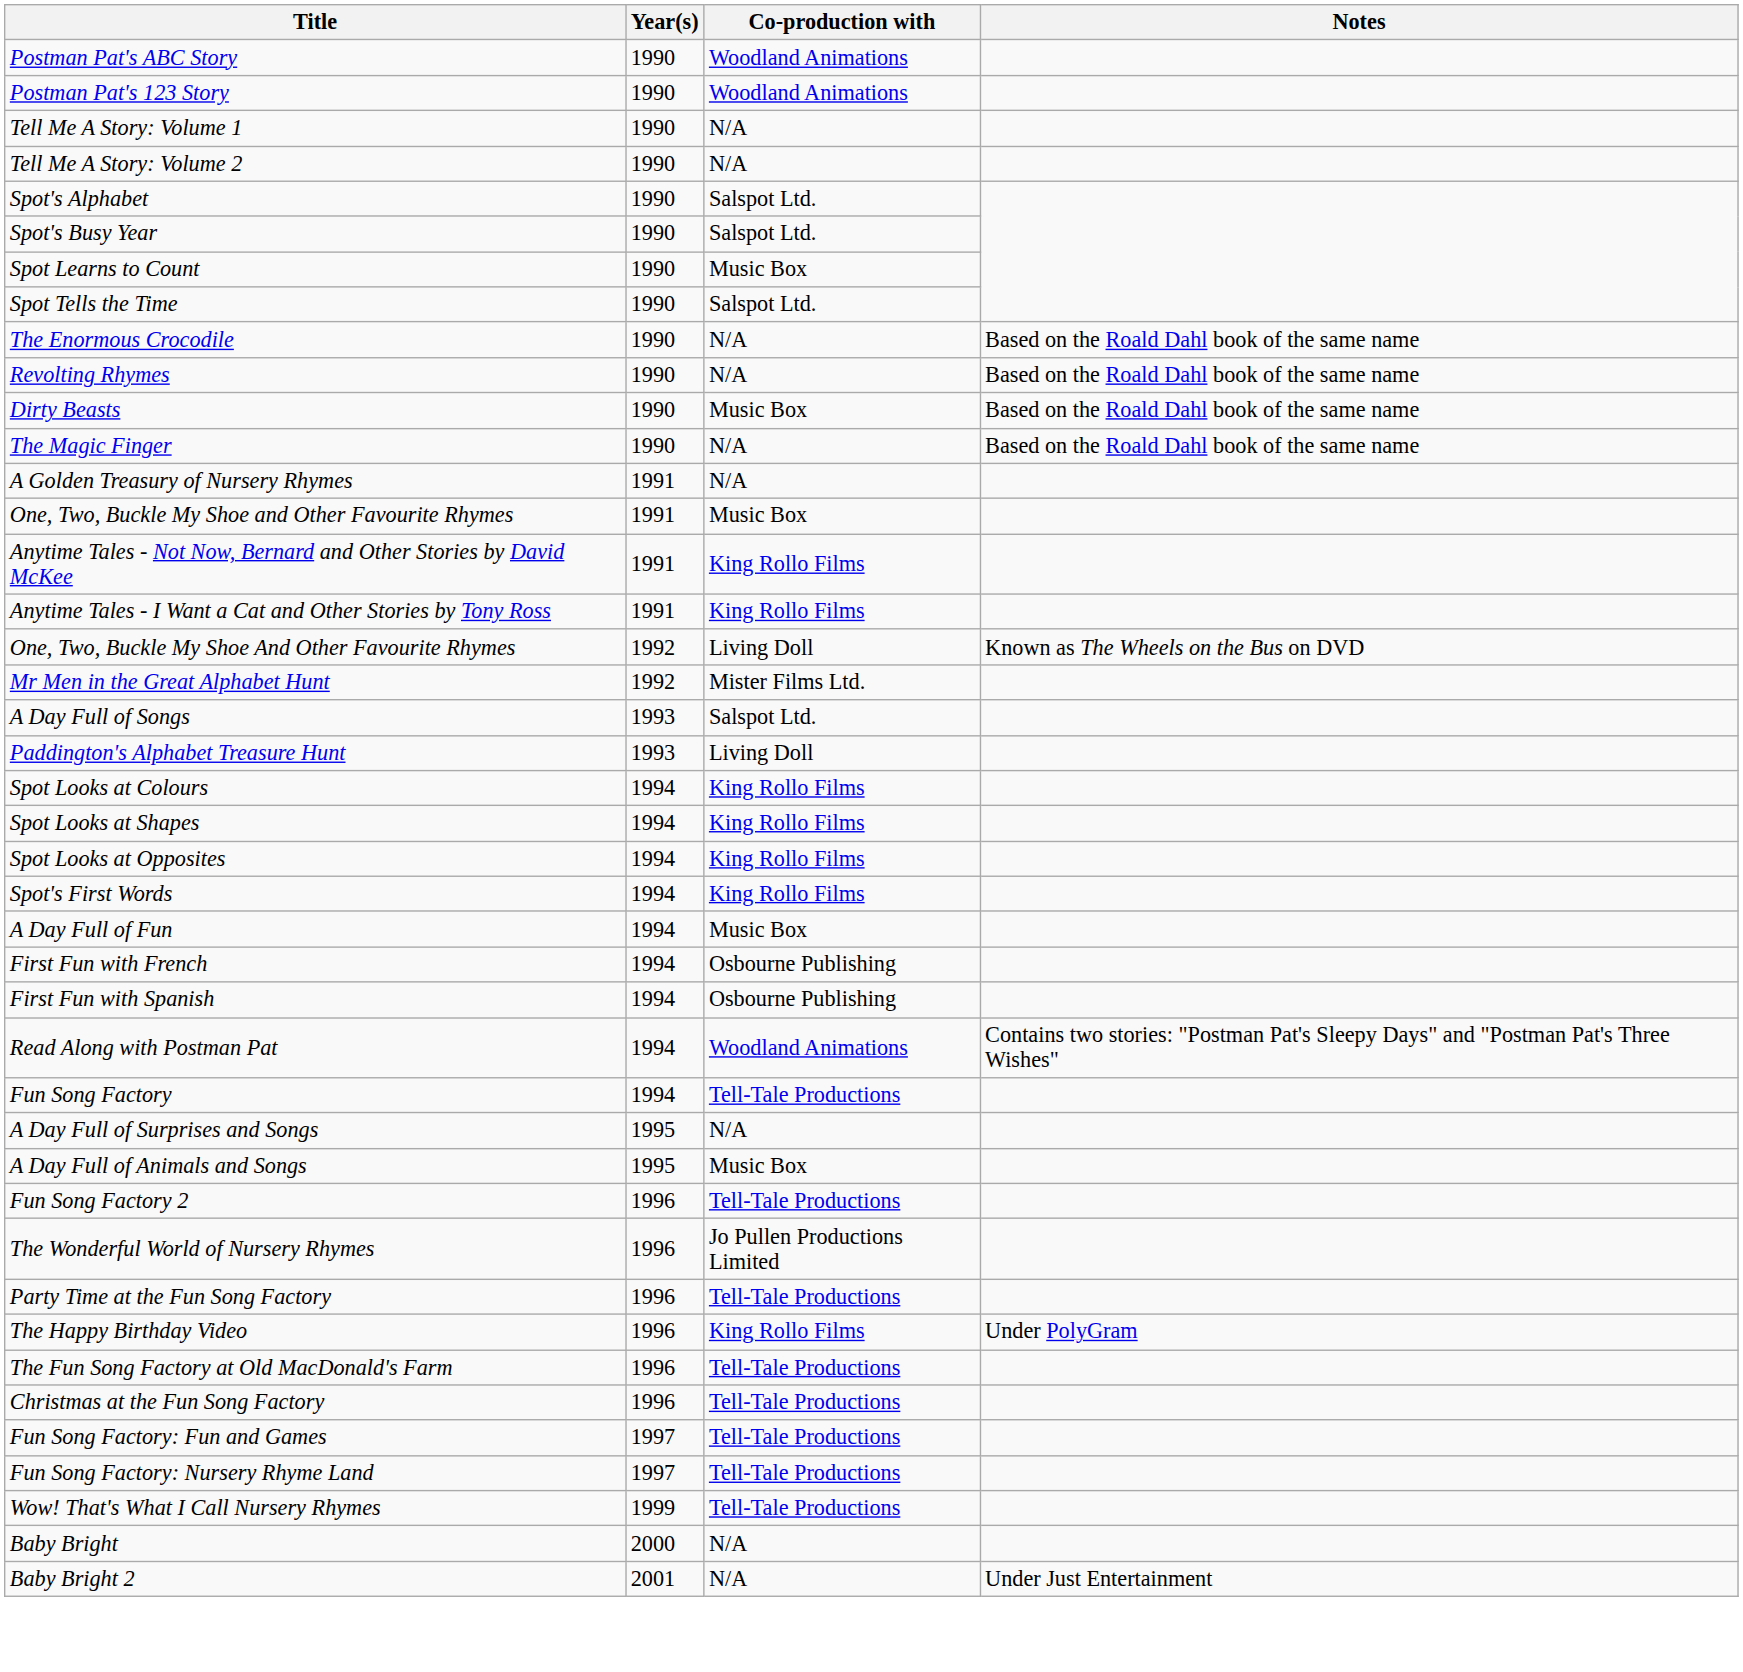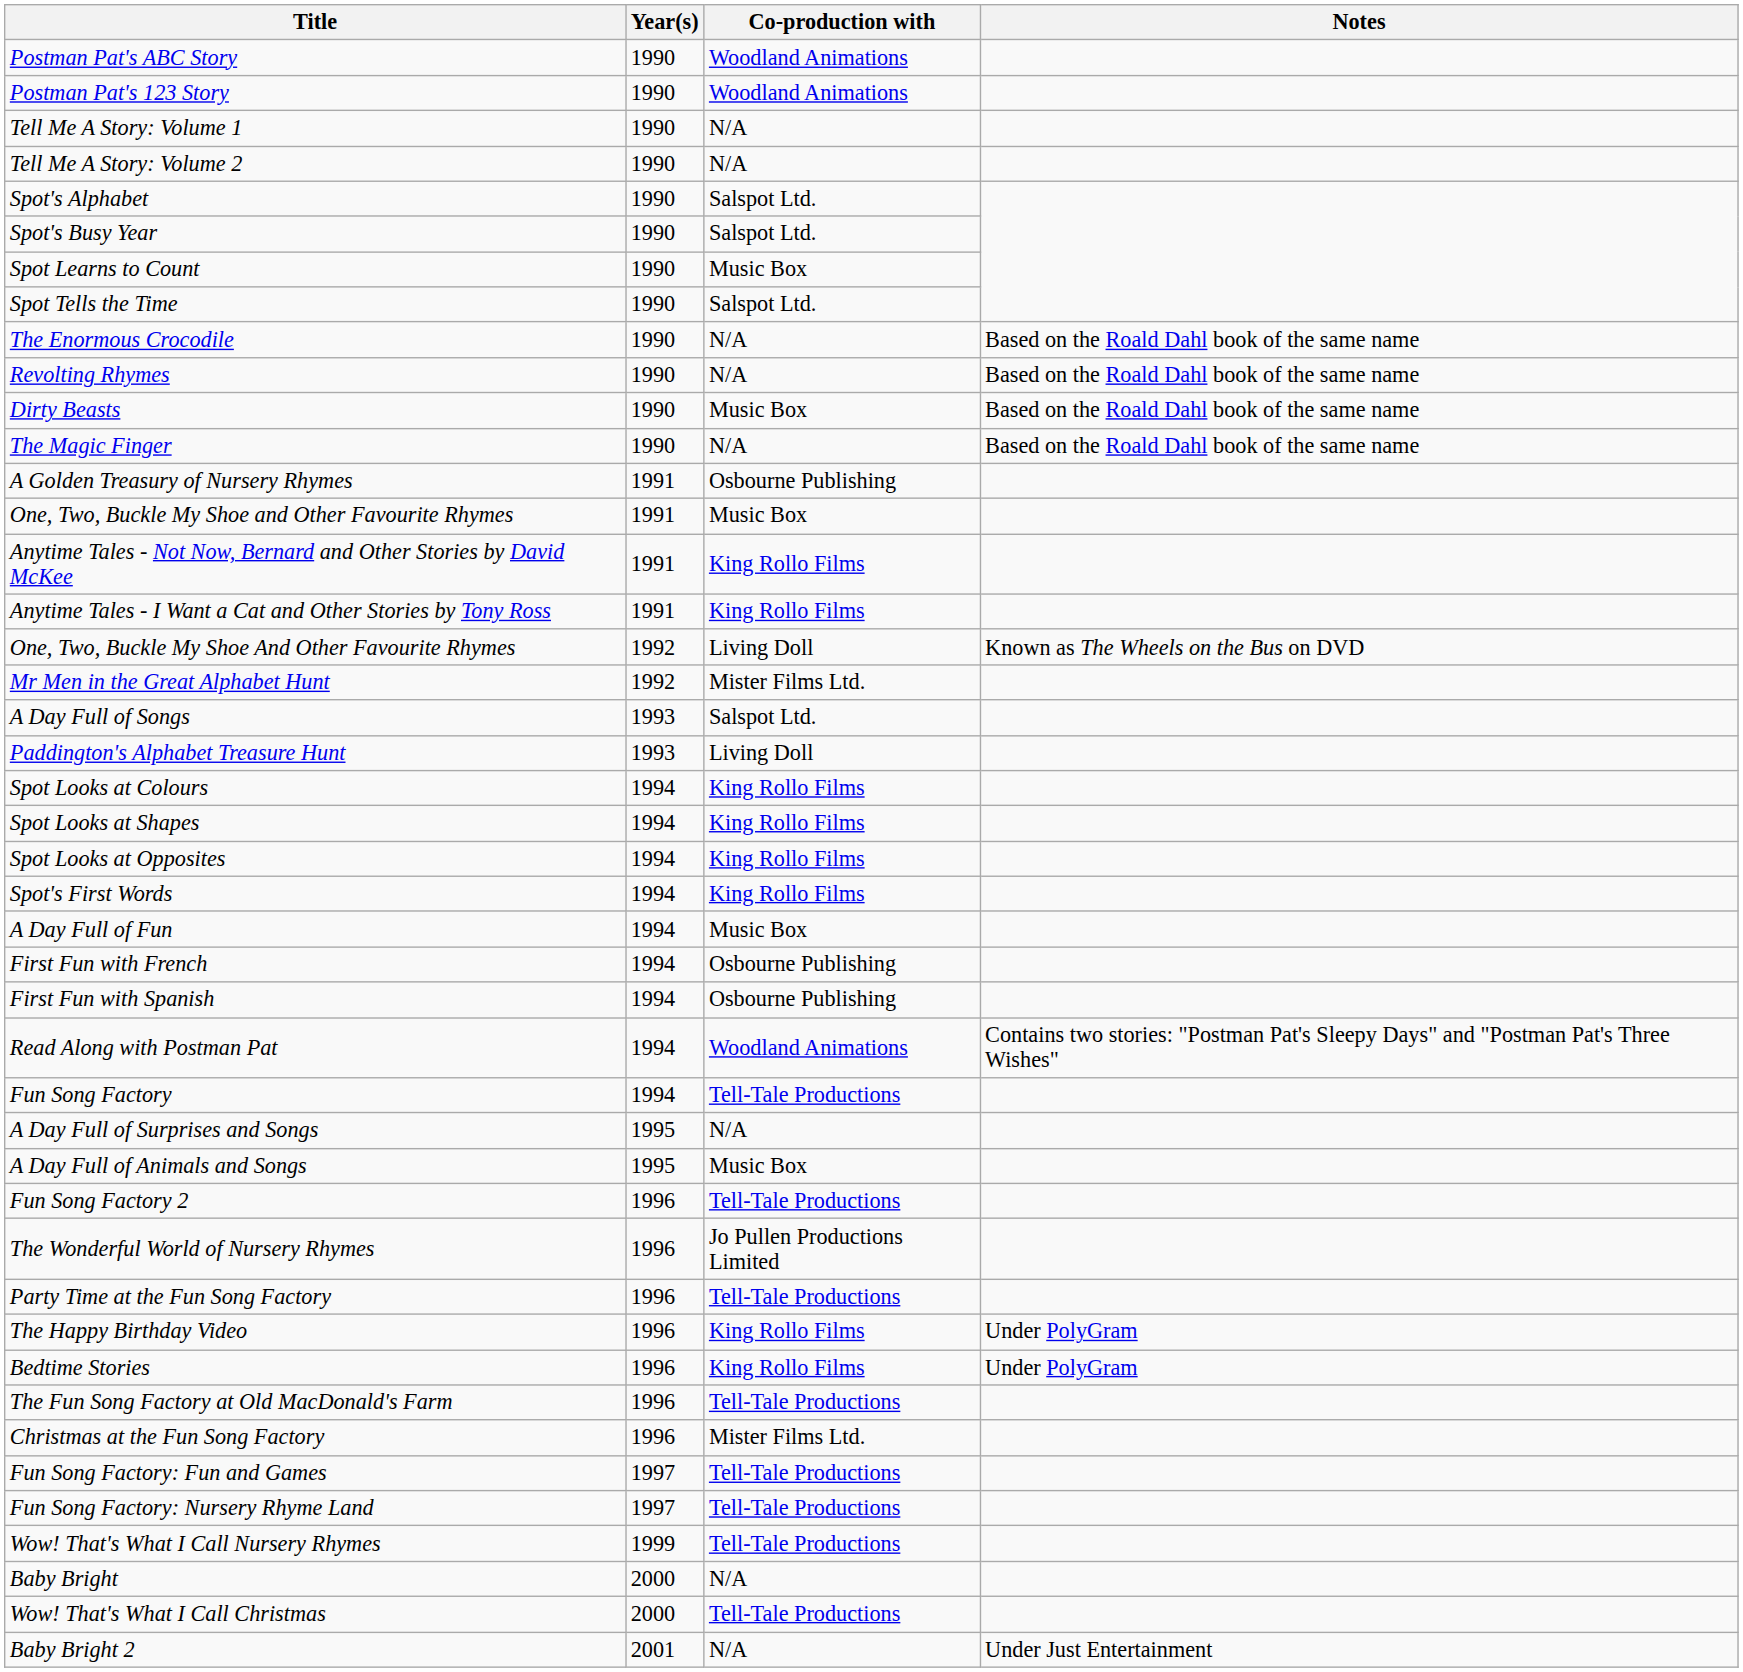(728, 480) N/A -> (803, 480) Osbourne Publishing
+ row: (80, 1366)
(805, 1402) Tell-Tale Productions -> (787, 1437) Mister Films Ltd.
+ row: (168, 1613)
